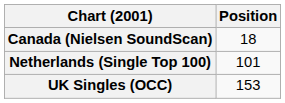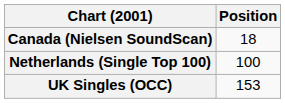(248, 62) 101 -> (248, 62) 100
